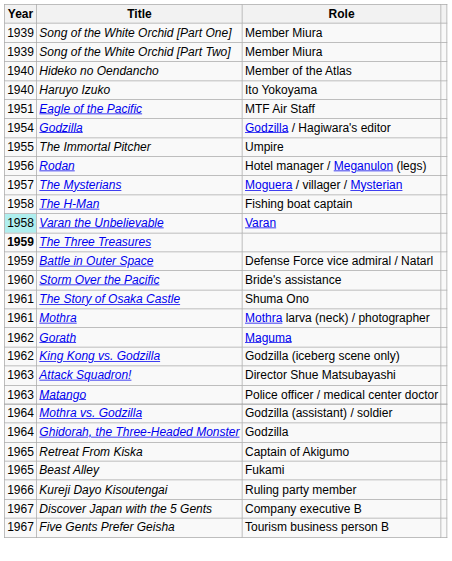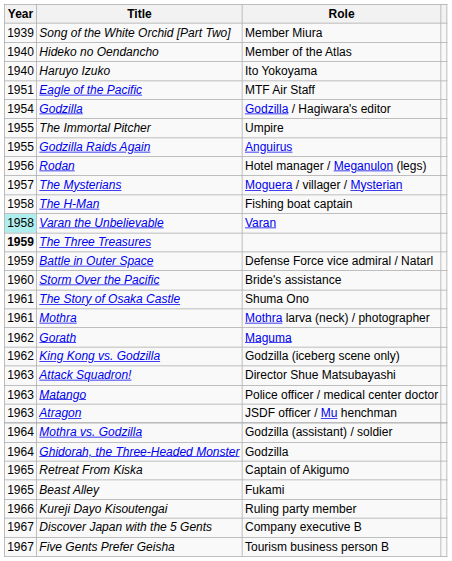- row: (135, 33)
+ row: (95, 147)
+ row: (60, 413)
